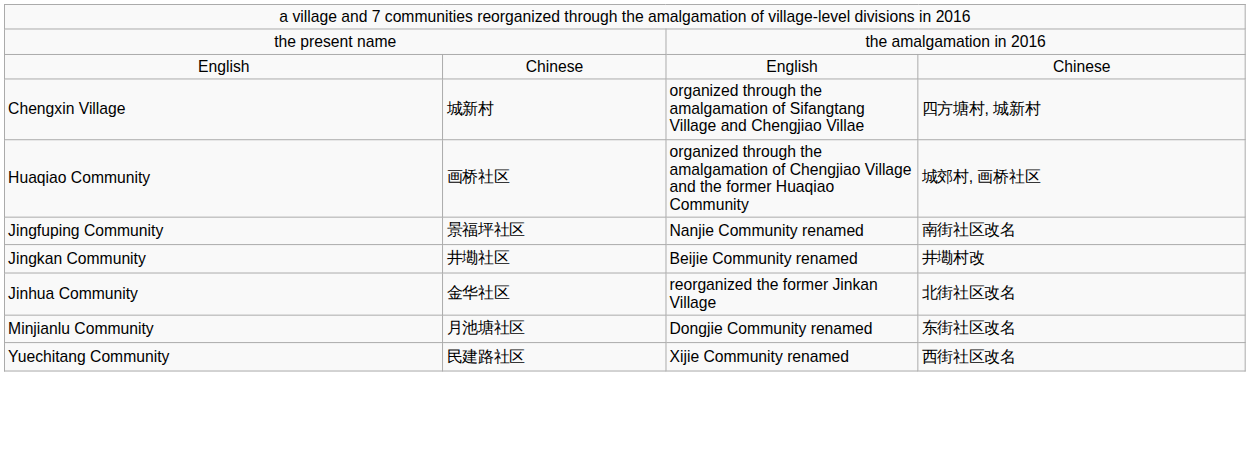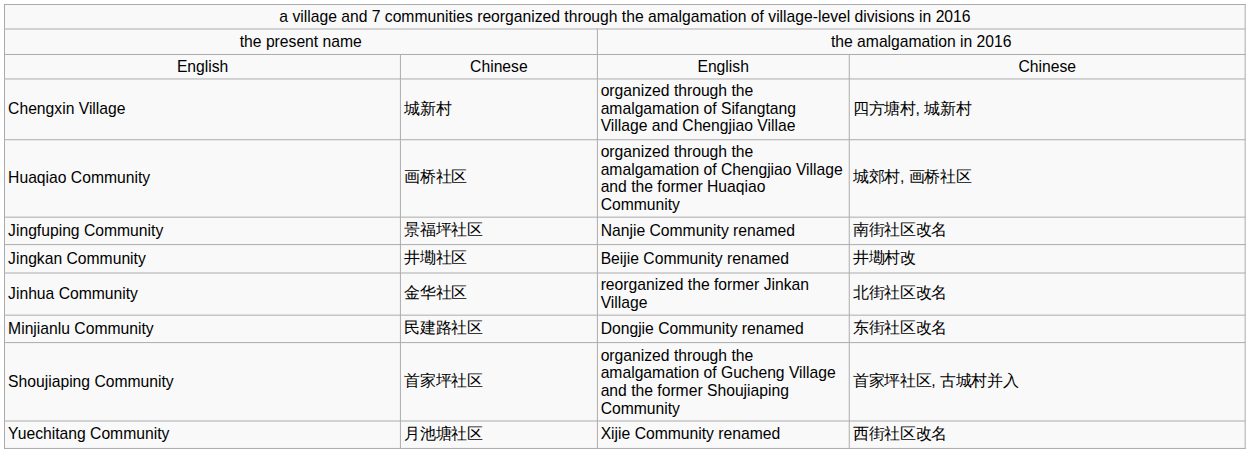(486, 328) 月池塘社区 -> (444, 328) 民建路社区
+ row: (91, 381)
(486, 356) 民建路社区 -> (444, 434) 月池塘社区
